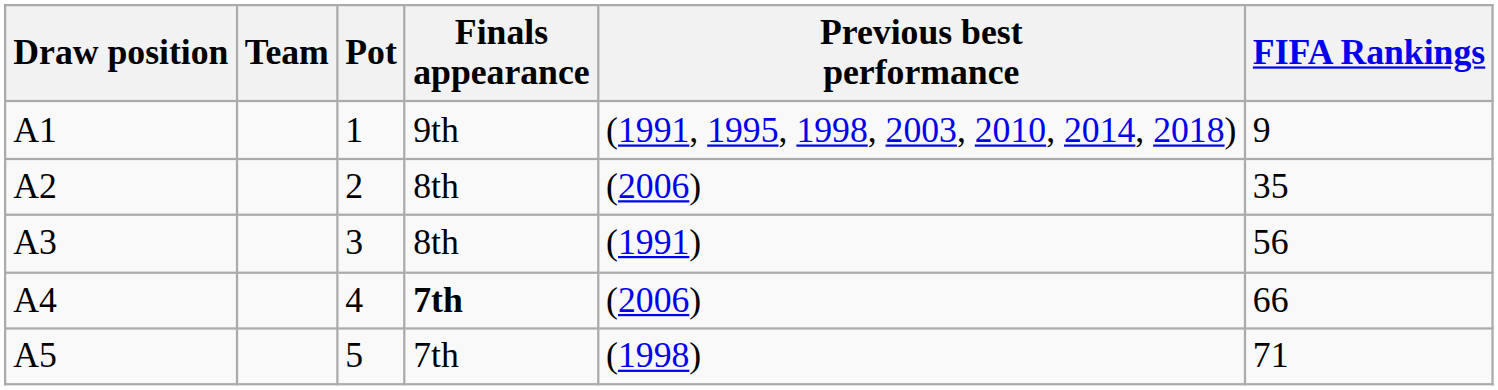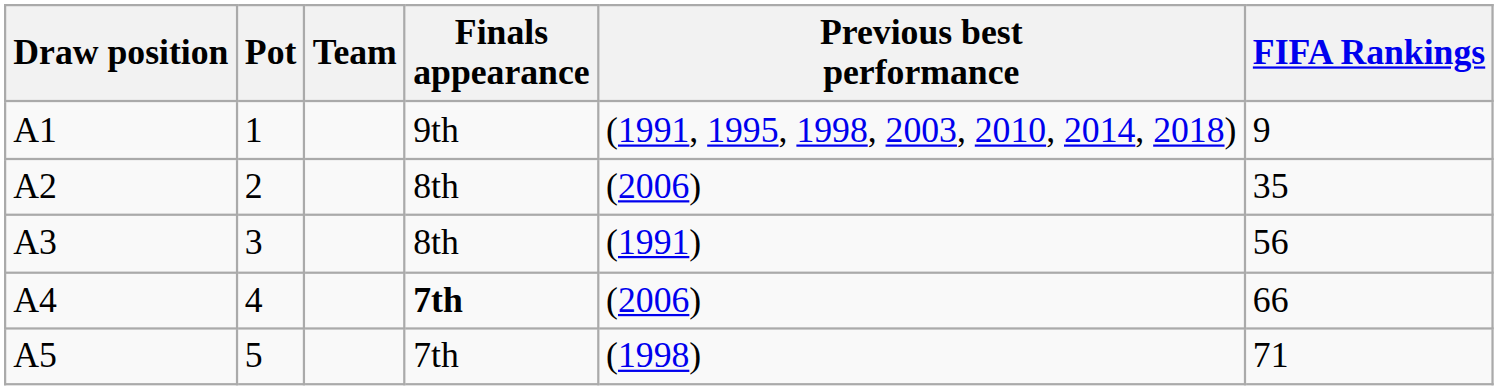columns swapped: (287, 52) <-> (371, 52)
